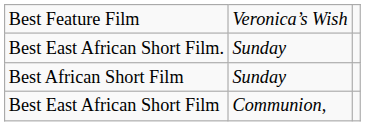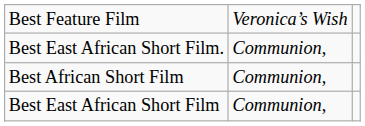(259, 47) Sunday -> (279, 47) Communion,
(259, 76) Sunday -> (279, 76) Communion,
